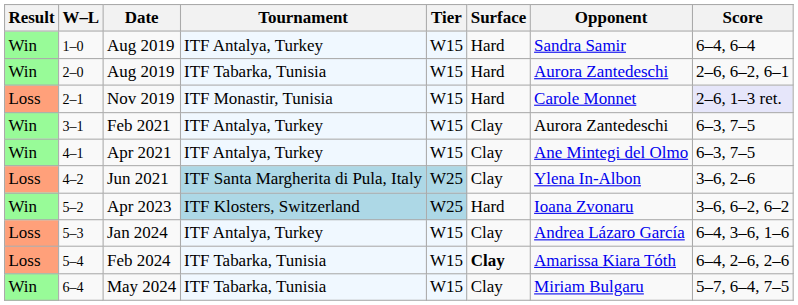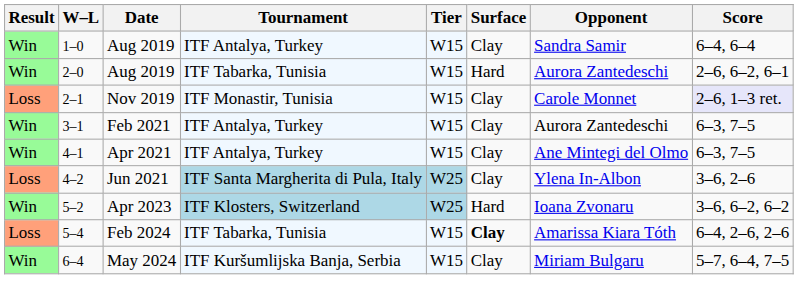(488, 44) Hard -> (487, 44) Clay
(488, 98) Hard -> (487, 98) Clay
- row: (73, 234)
(255, 286) ITF Tabarka, Tunisia -> (292, 260) ITF Kuršumlijska Banja, Serbia
